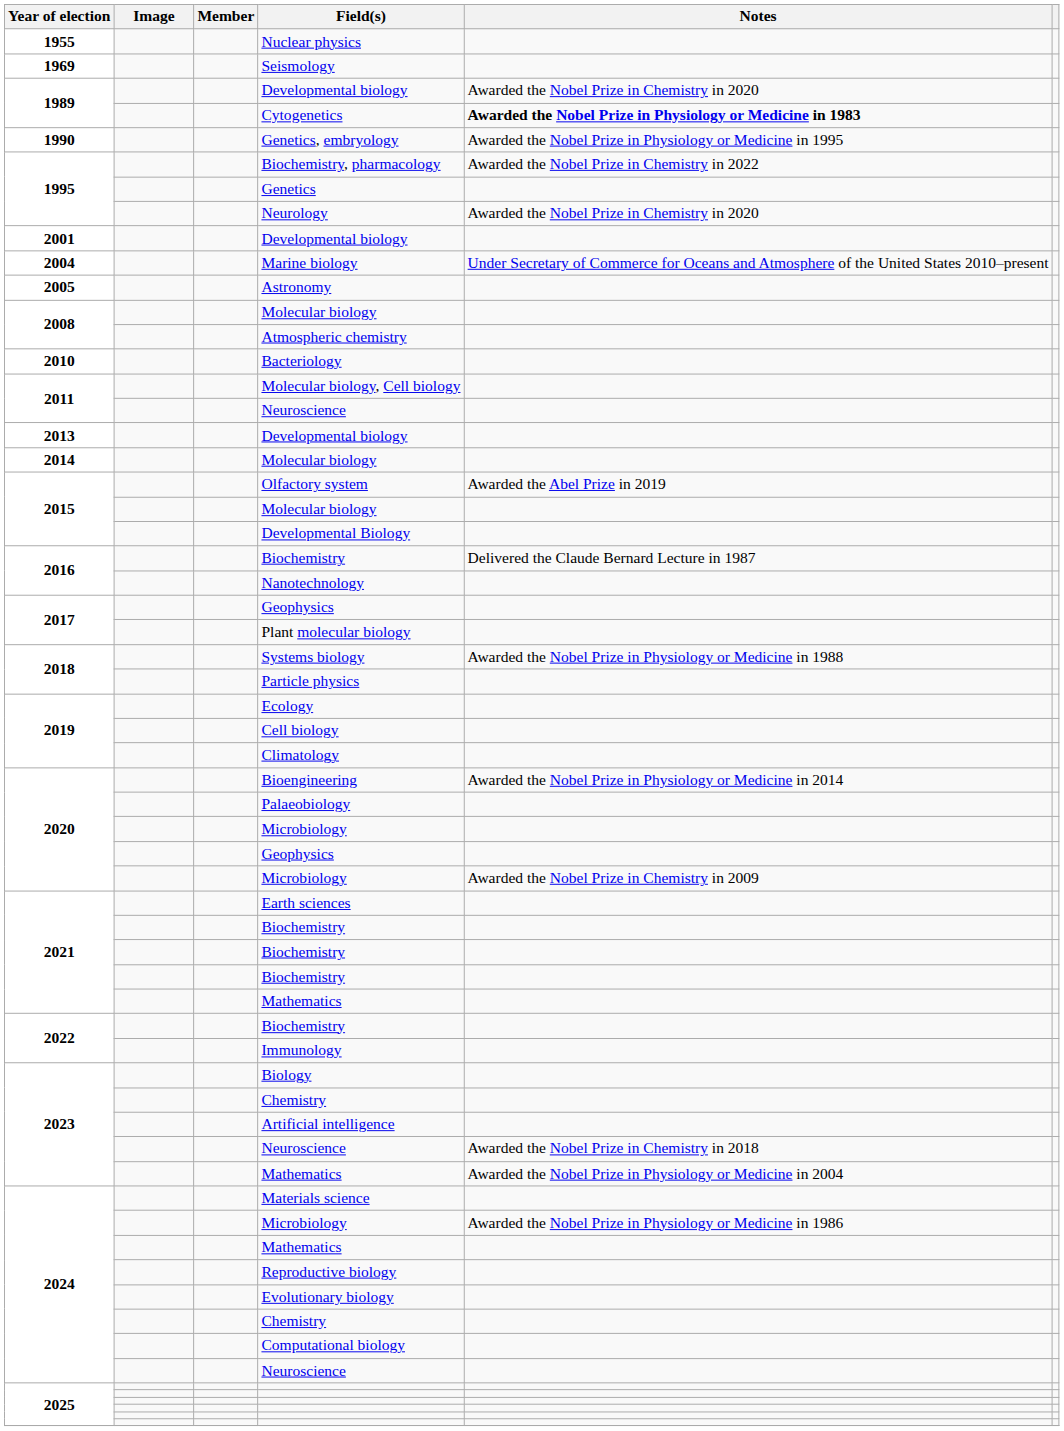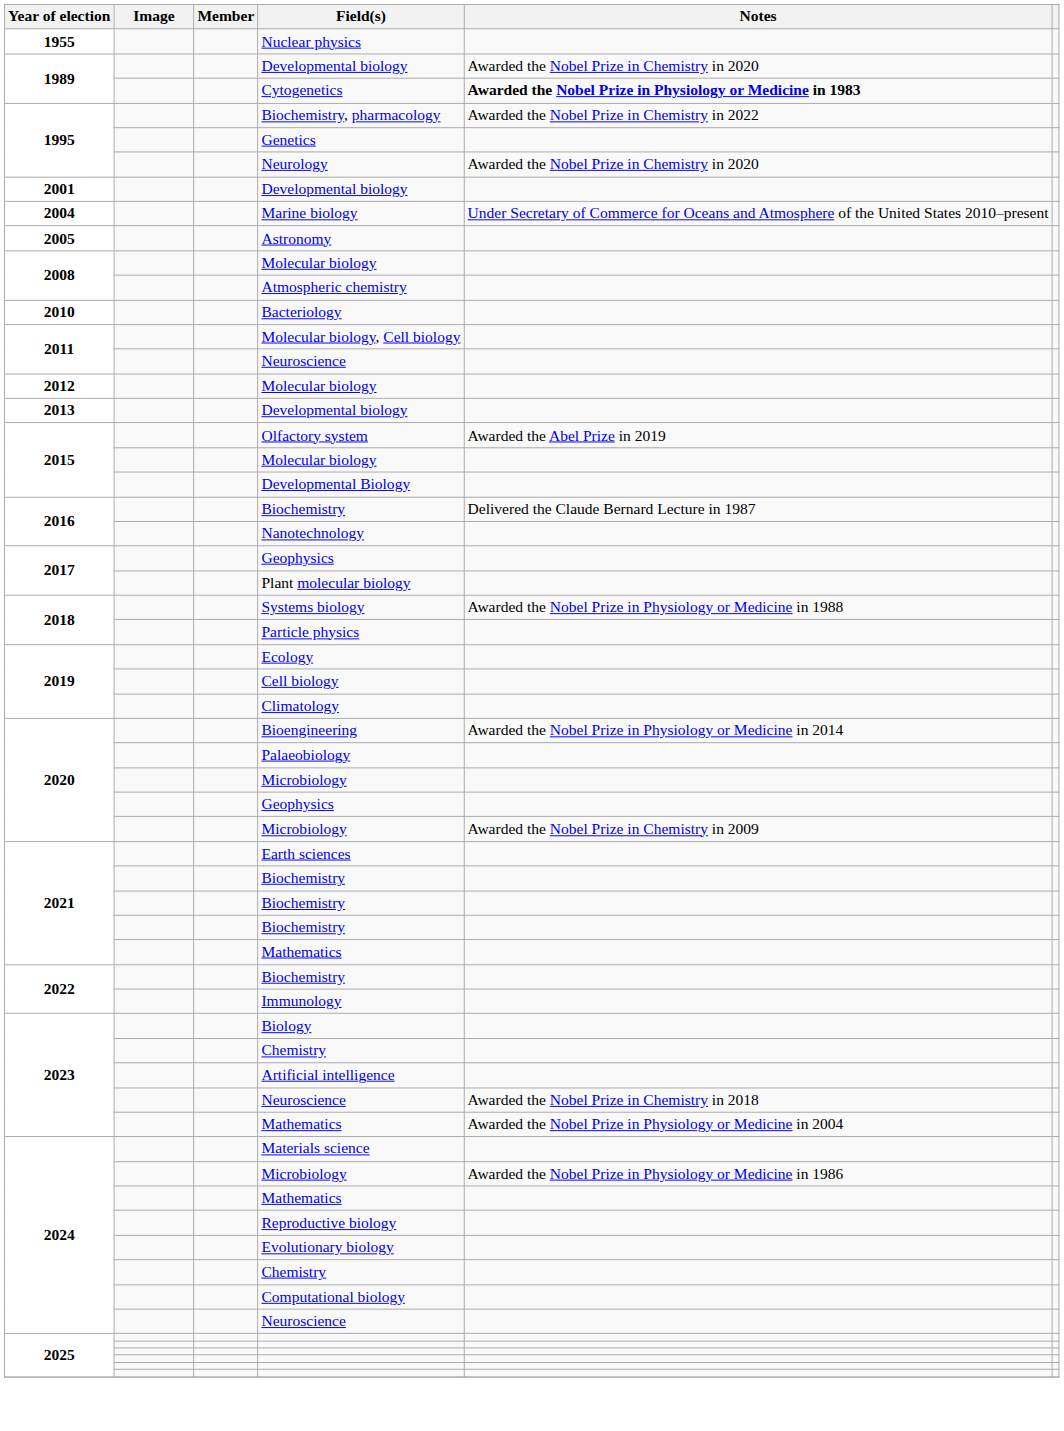- row: (59, 66)
- row: (59, 139)
+ row: (59, 386)
- row: (59, 459)
